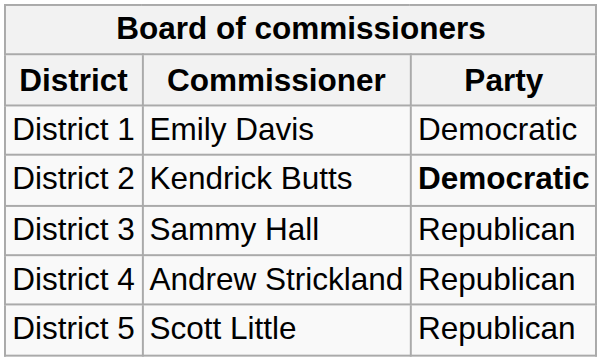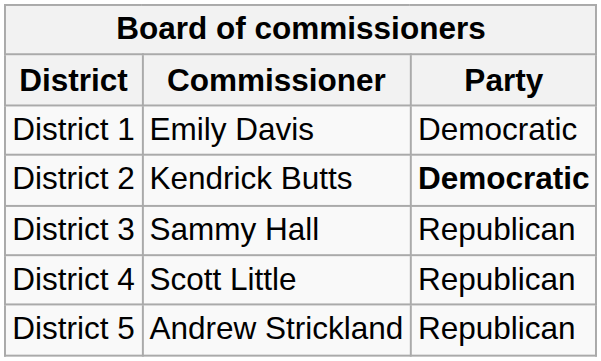(276, 279) Andrew Strickland -> (223, 279) Scott Little
(223, 329) Scott Little -> (276, 329) Andrew Strickland
